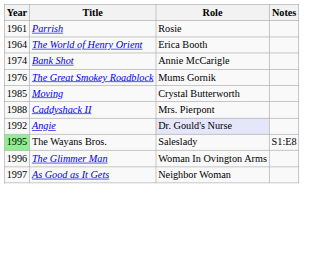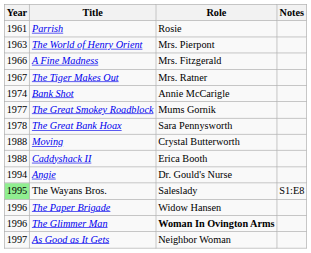(17, 45) 1964 -> (17, 45) 1963
(183, 45) Erica Booth -> (186, 45) Mrs. Pierpont
+ row: (65, 61)
+ row: (75, 77)
(17, 77) 1976 -> (17, 110) 1977
+ row: (77, 126)
(17, 93) 1985 -> (17, 142) 1988
(186, 110) Mrs. Pierpont -> (183, 158) Erica Booth
(17, 126) 1992 -> (17, 175) 1994
(195, 126) lavender background -> (195, 175) no background
+ row: (71, 207)
(213, 158) normal -> (216, 223) bold
